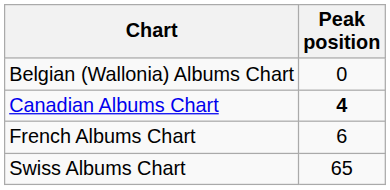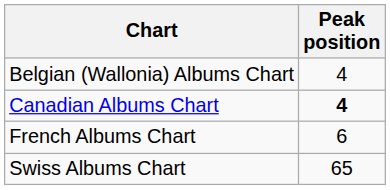(342, 74) 0 -> (342, 74) 4
